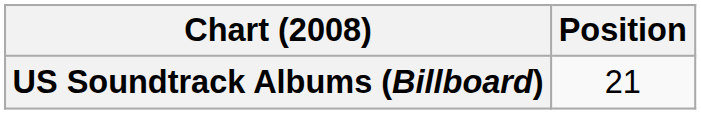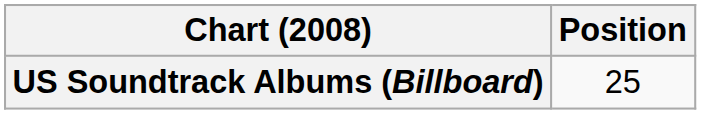(623, 81) 21 -> (623, 81) 25
